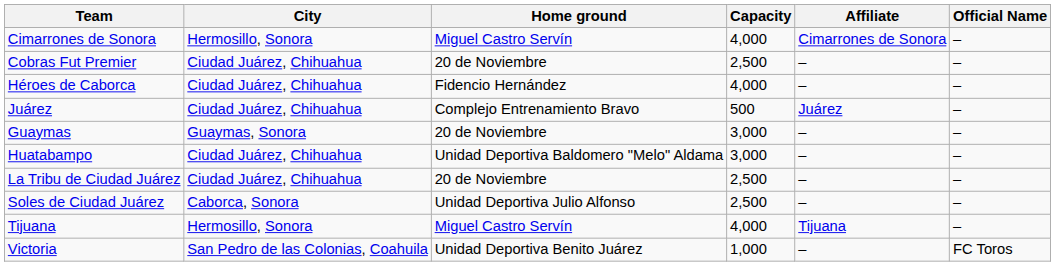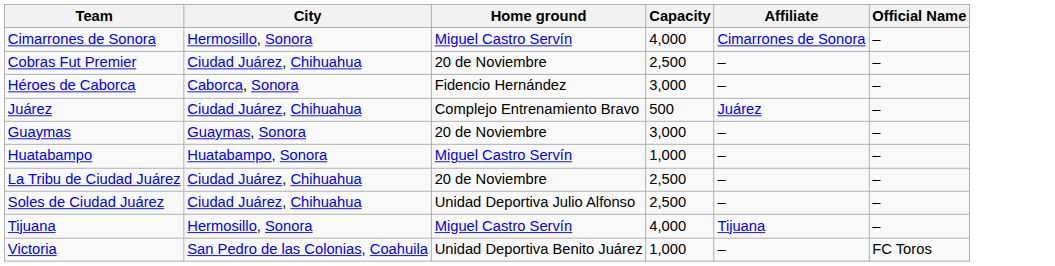(274, 86) Ciudad Juárez, Chihuahua -> (243, 86) Caborca, Sonora
(749, 86) 4,000 -> (668, 86) 3,000
(274, 156) Ciudad Juárez, Chihuahua -> (257, 156) Huatabampo, Sonora
(579, 156) Unidad Deportiva Baldomero "Melo" Aldama -> (503, 156) Miguel Castro Servín
(749, 156) 3,000 -> (668, 156) 1,000
(243, 202) Caborca, Sonora -> (274, 202) Ciudad Juárez, Chihuahua
